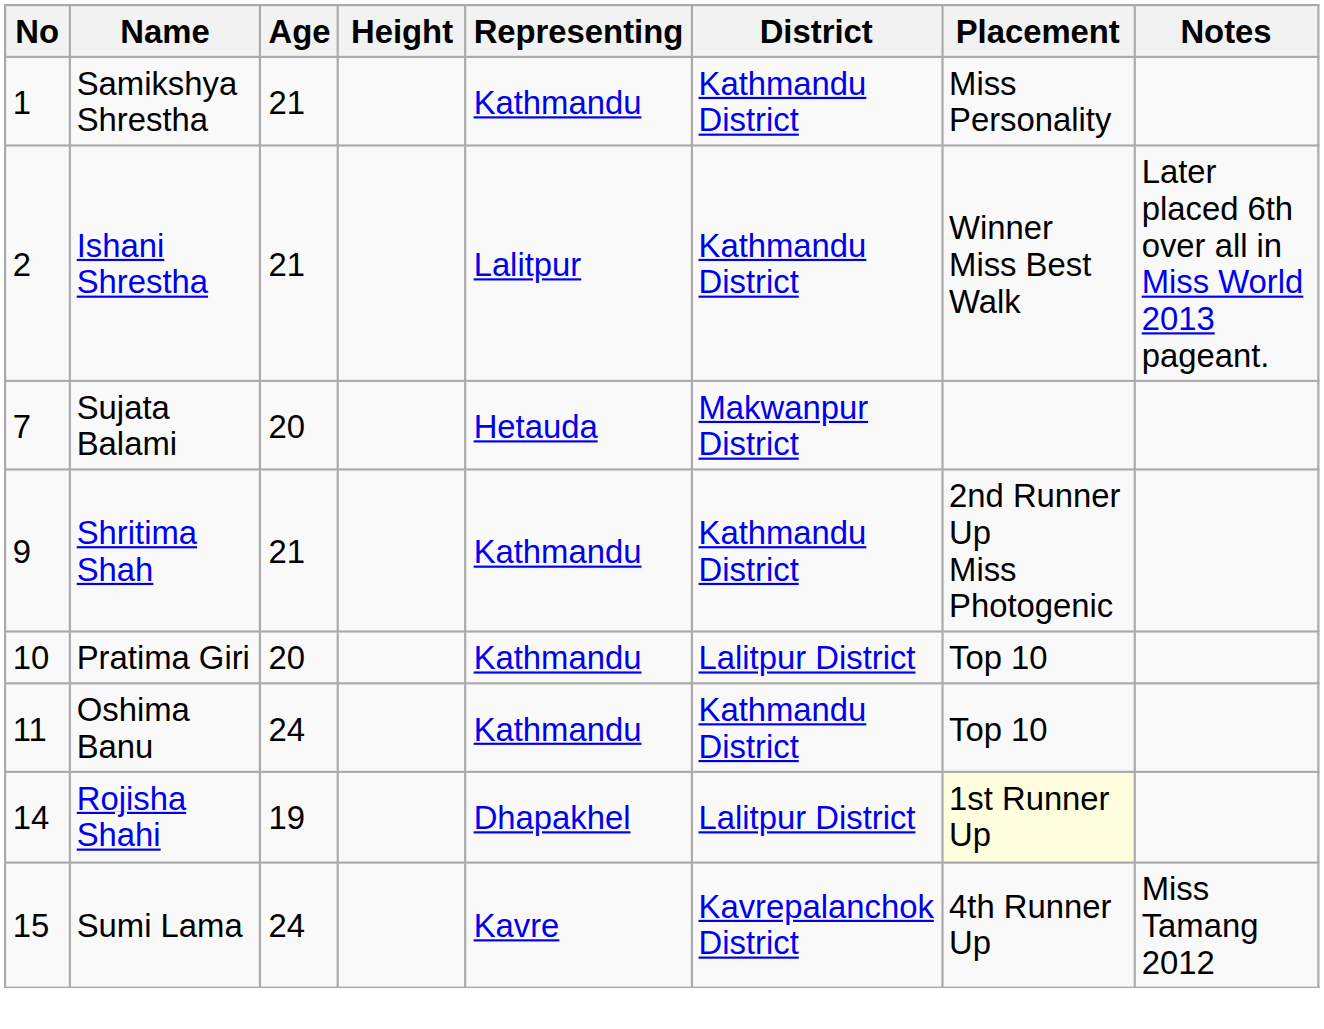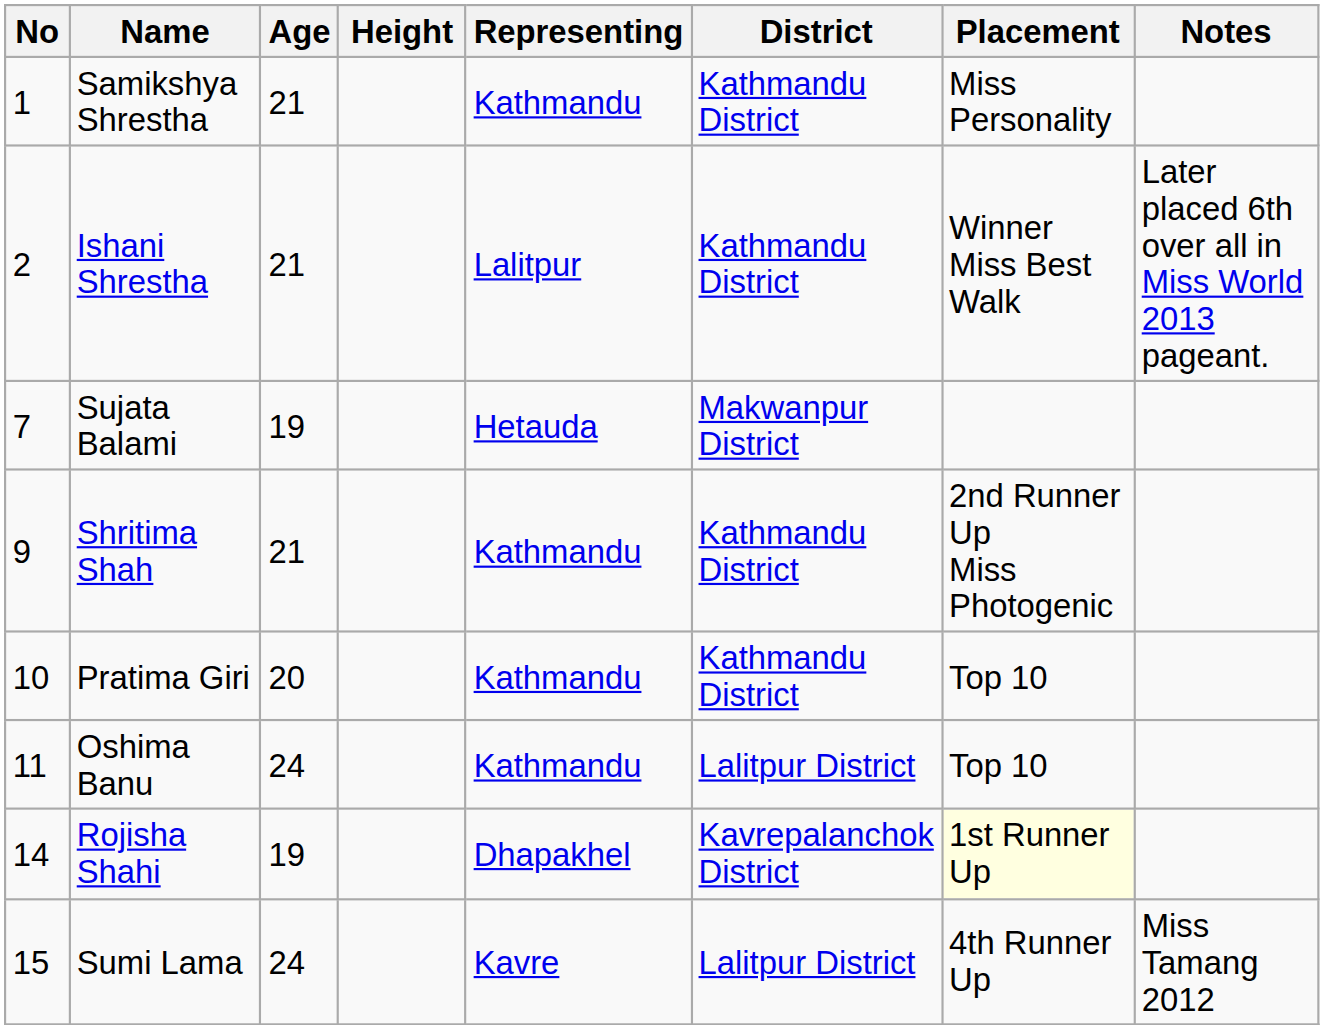(287, 426) 20 -> (287, 426) 19
(807, 658) Lalitpur District -> (782, 677) Kathmandu District
(782, 729) Kathmandu District -> (807, 765) Lalitpur District
(807, 817) Lalitpur District -> (816, 854) Kavrepalanchok District
(816, 924) Kavrepalanchok District -> (807, 961) Lalitpur District
